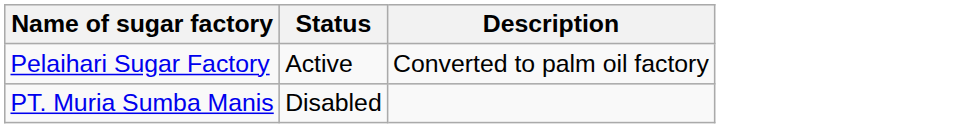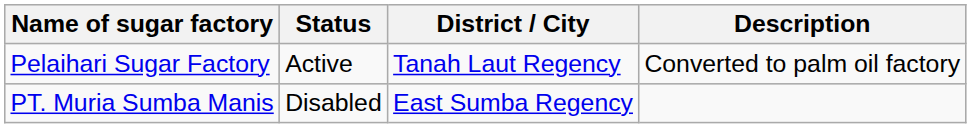+ column: (513, 24)
